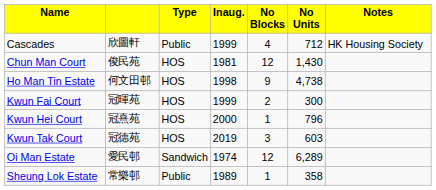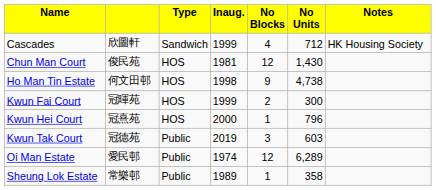(176, 44) Public -> (185, 44) Sandwich
(173, 139) HOS -> (176, 139) Public
(185, 158) Sandwich -> (176, 158) Public
